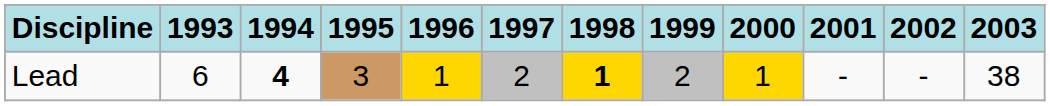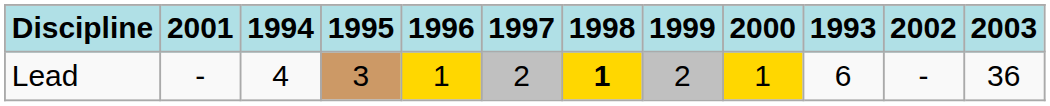columns swapped: (200, 28) <-> (843, 28)
(281, 75) bold -> (281, 75) normal
(1004, 75) 38 -> (1004, 75) 36
